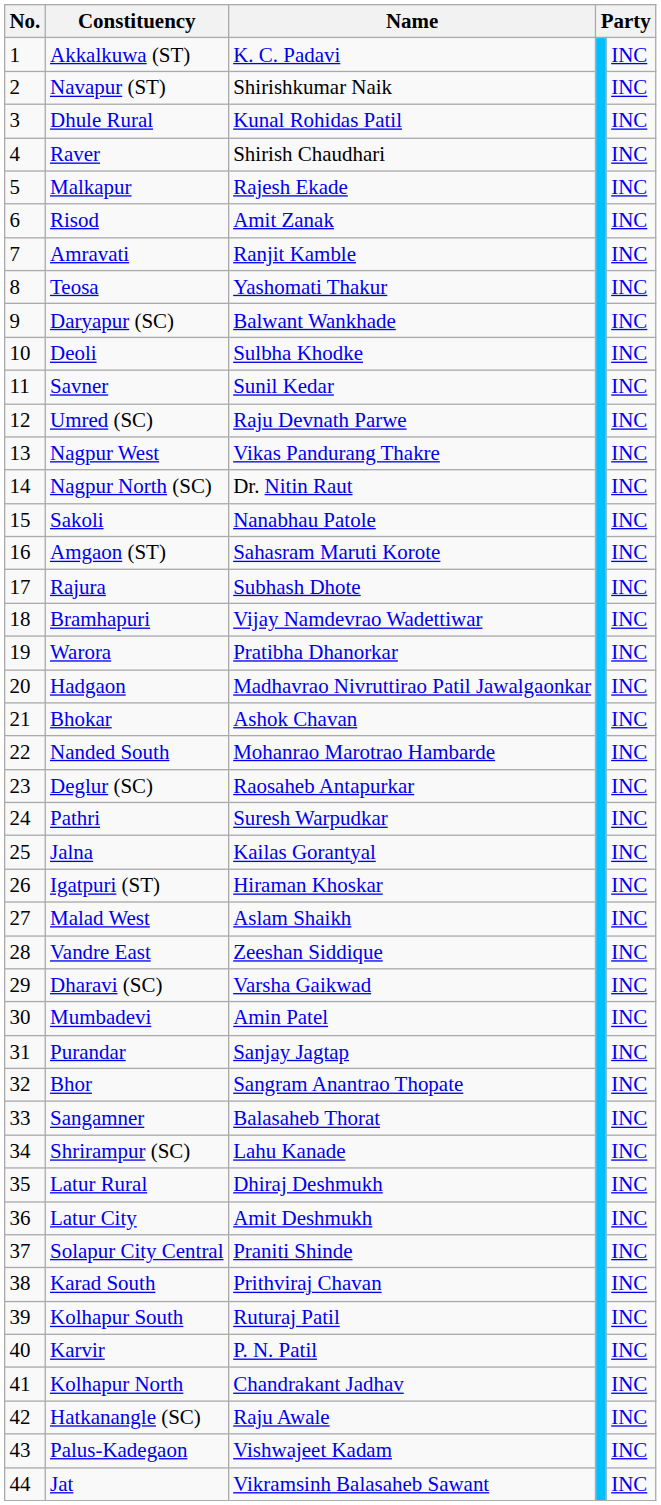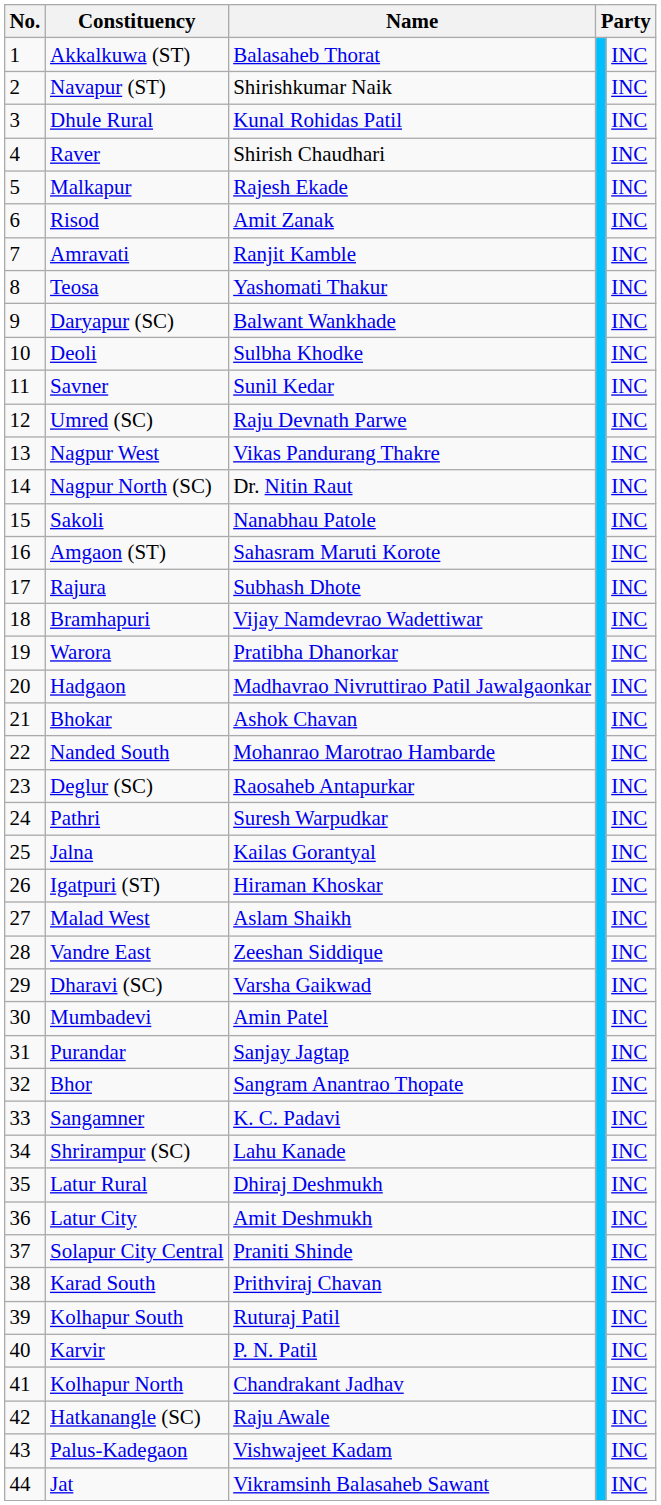(287, 54) K. C. Padavi -> (307, 54) Balasaheb Thorat
(307, 1118) Balasaheb Thorat -> (287, 1118) K. C. Padavi
